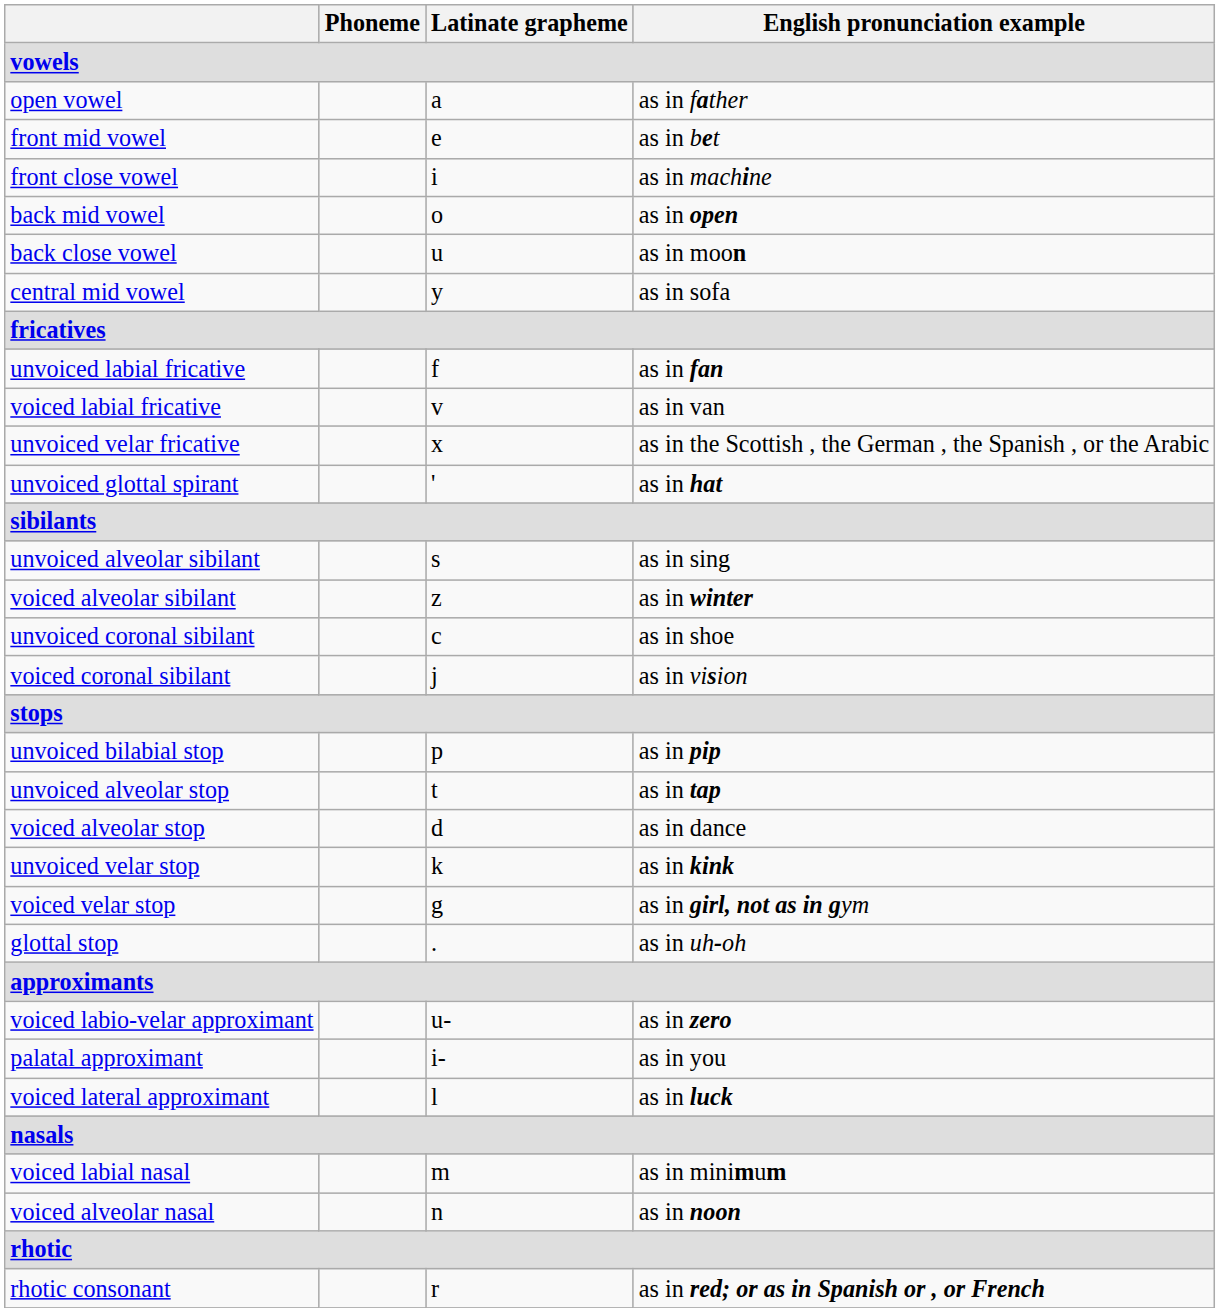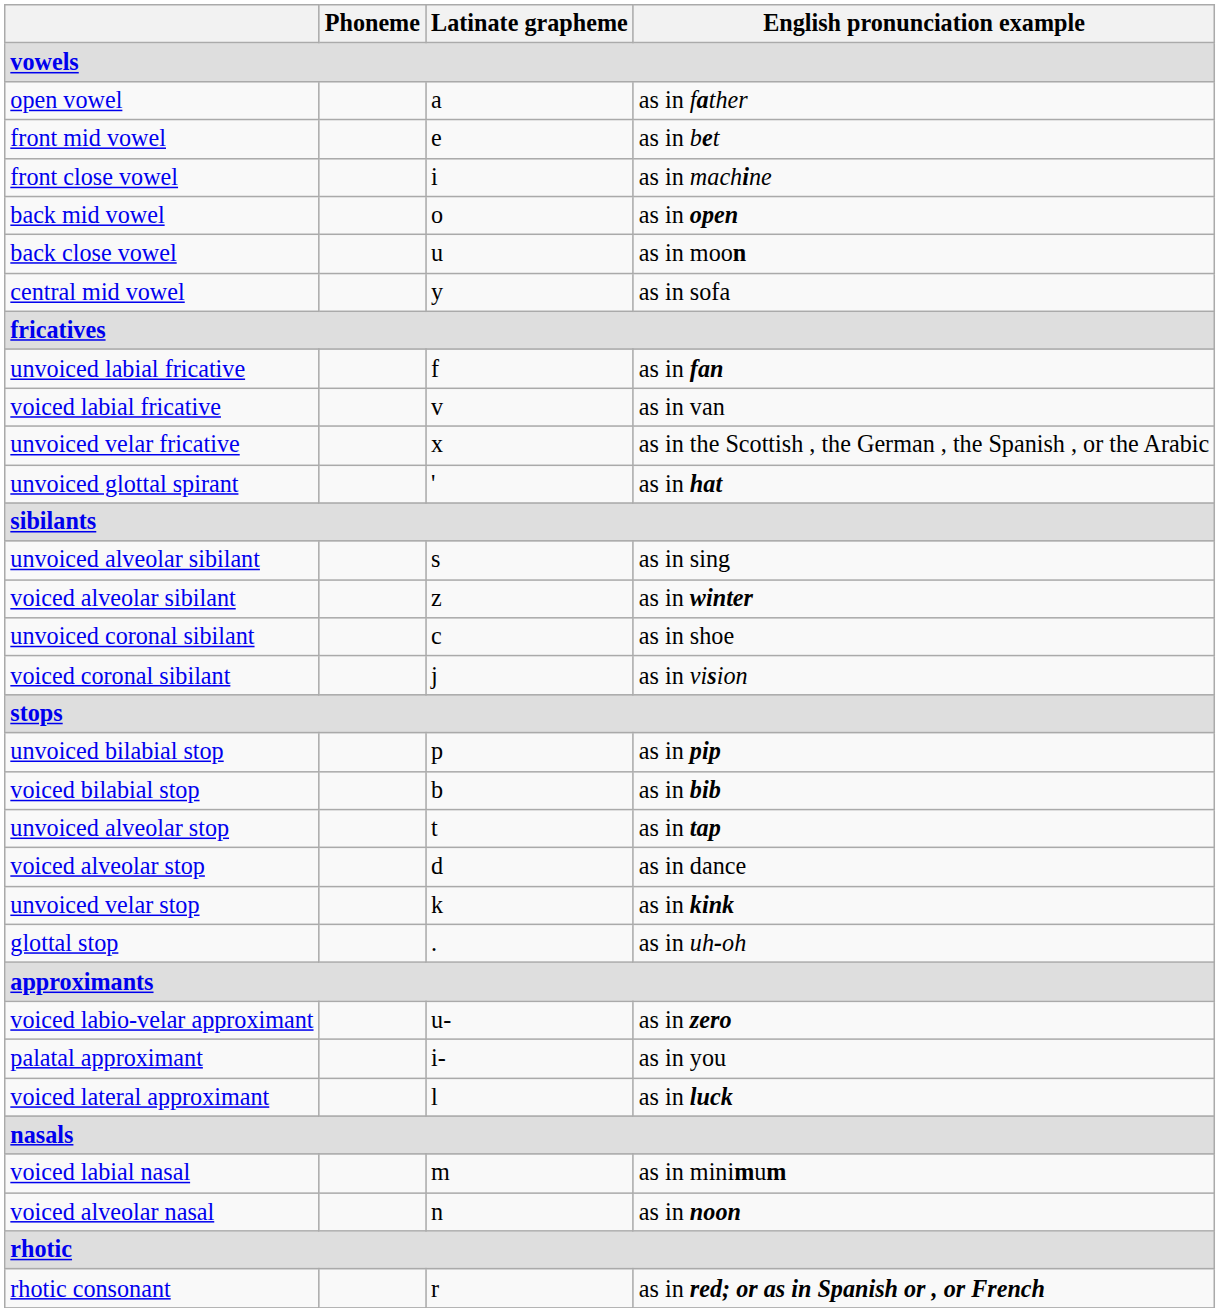+ row: (105, 789)
- row: (93, 904)
